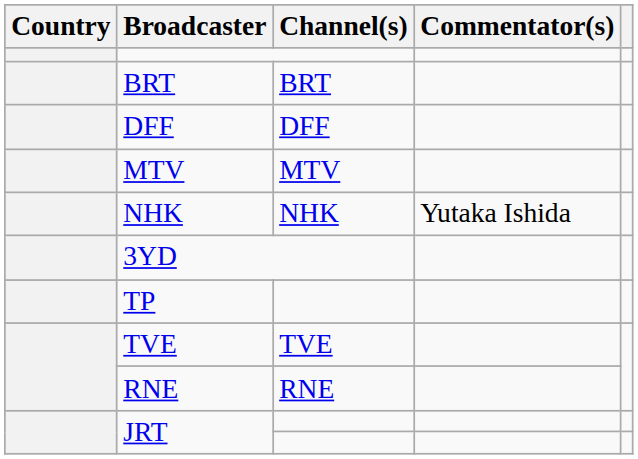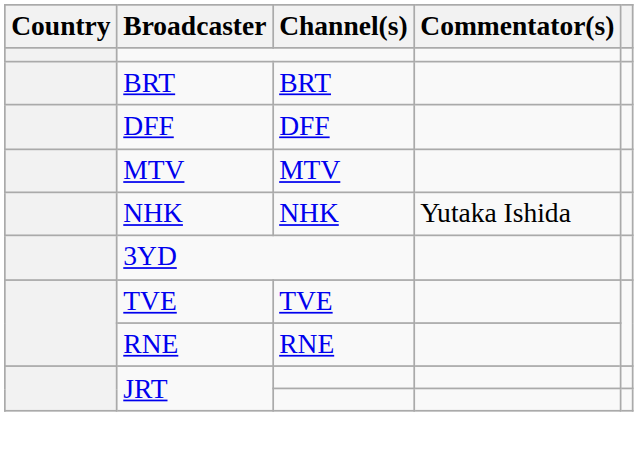- row: (139, 300)
